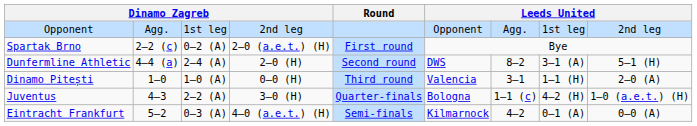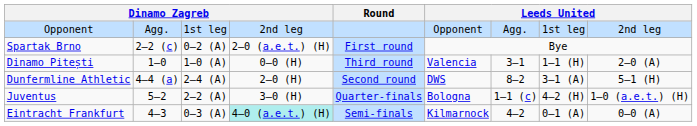rows swapped: (69, 63) <-> (50, 80)
(157, 96) 4–3 -> (157, 96) 5–2
(157, 113) 5–2 -> (157, 113) 4–3
(281, 113) no background -> (281, 113) paleturquoise background
